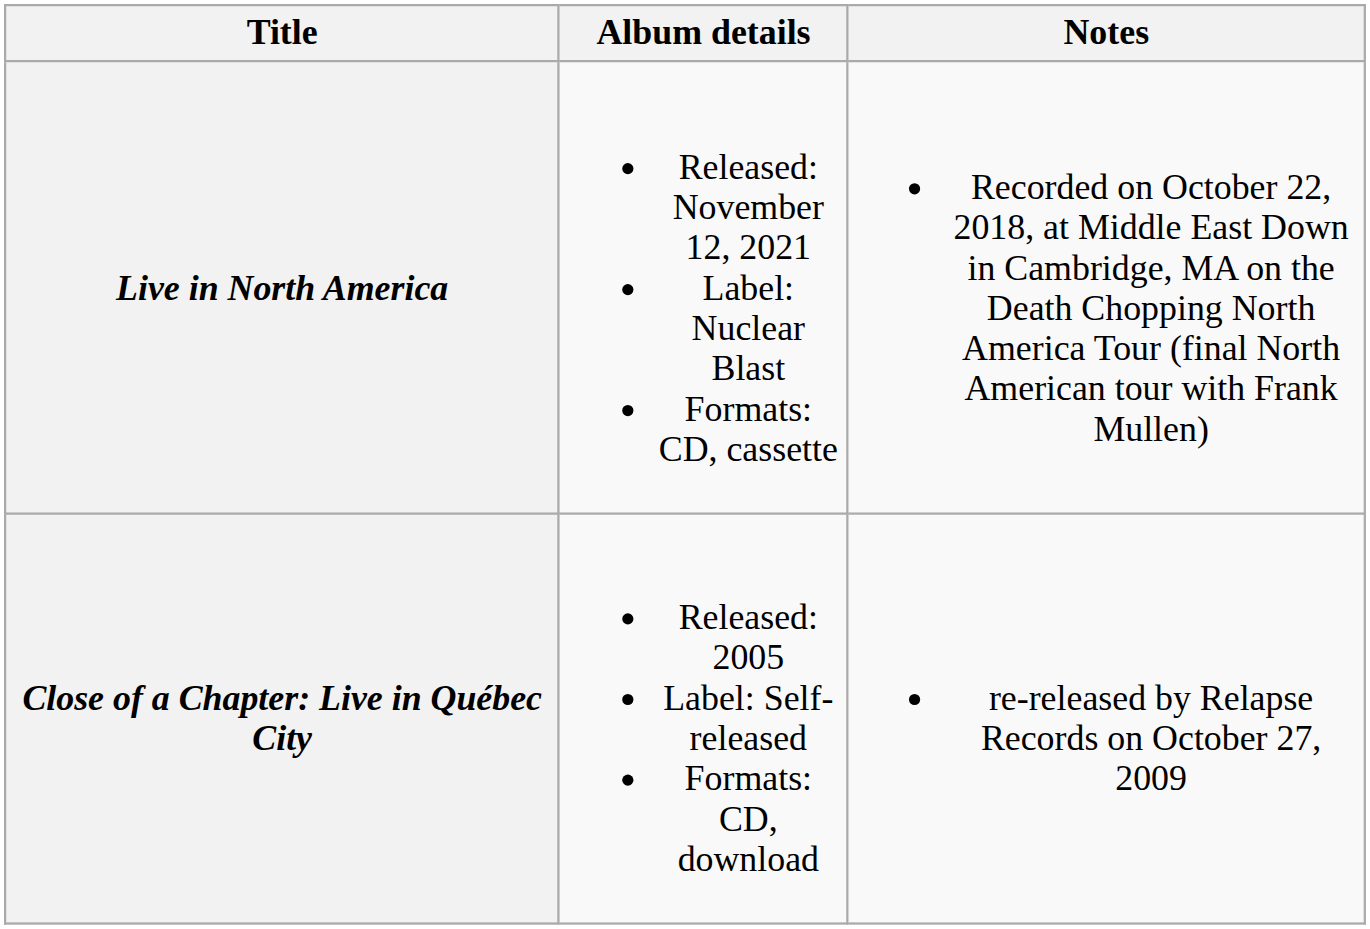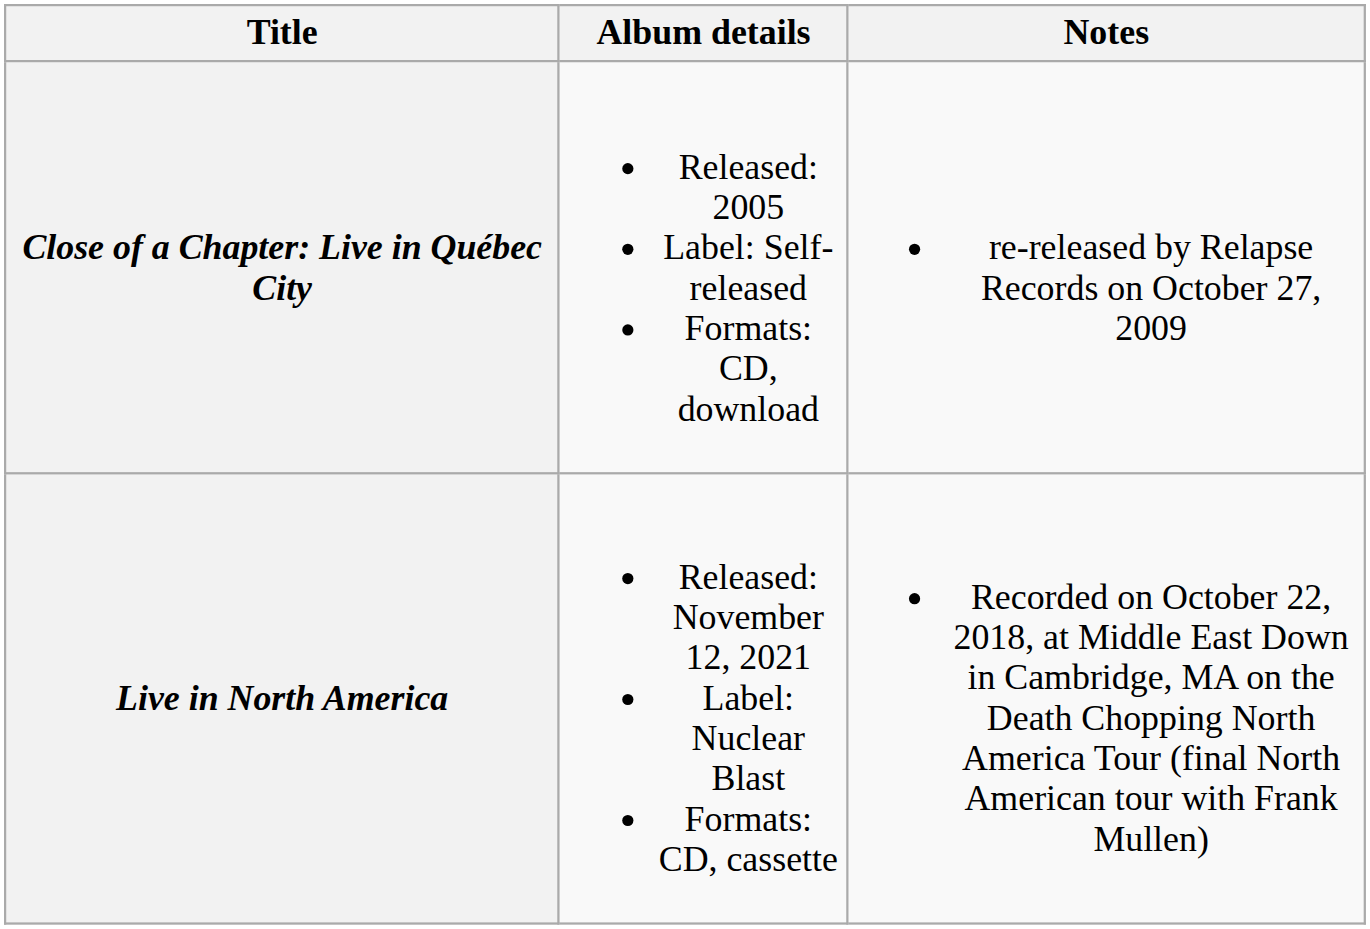rows swapped: (282, 717) <-> (282, 286)
